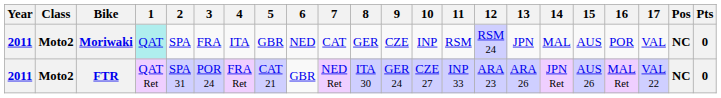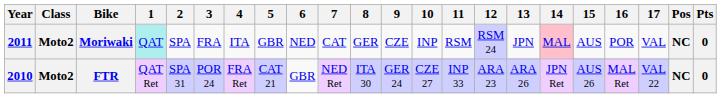(557, 41) no background -> (557, 41) pink background
(20, 75) 2011 -> (20, 75) 2010
